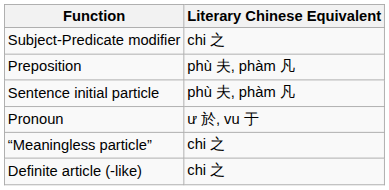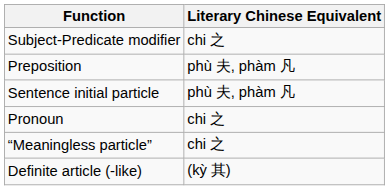(223, 118) ư 於, vu 于 -> (206, 118) chi 之
(206, 170) chi 之 -> (209, 170) (kỳ 其)
